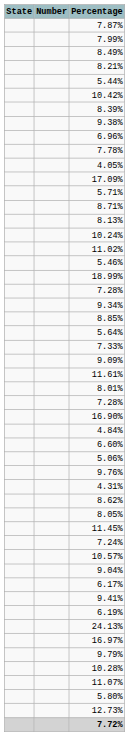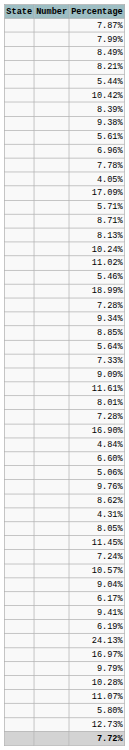+ row: (19, 137)
rows swapped: (19, 487) <-> (19, 501)
